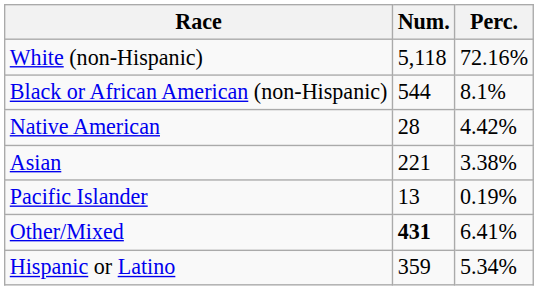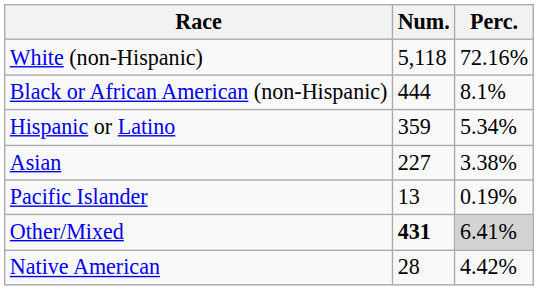(414, 92) 544 -> (414, 92) 444
rows swapped: (85, 127) <-> (93, 267)
(414, 162) 221 -> (414, 162) 227
(488, 232) no background -> (488, 232) lightgrey background
